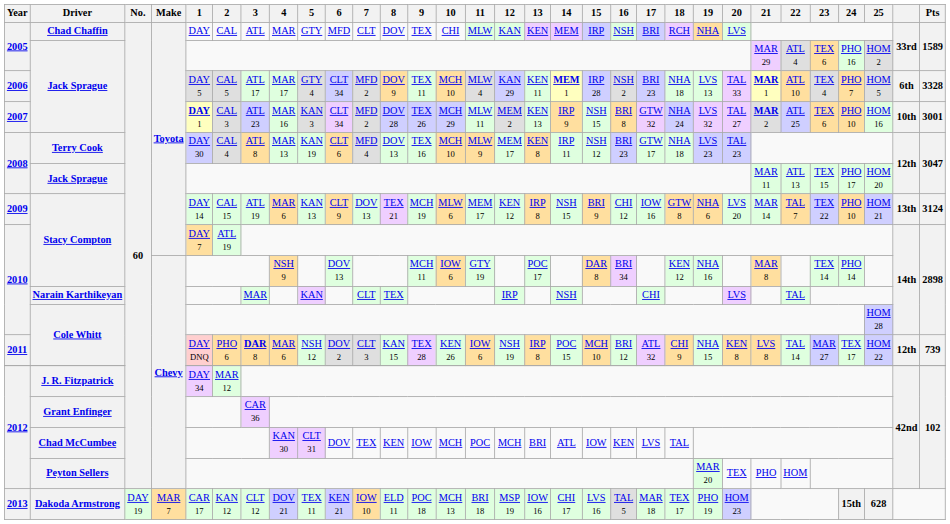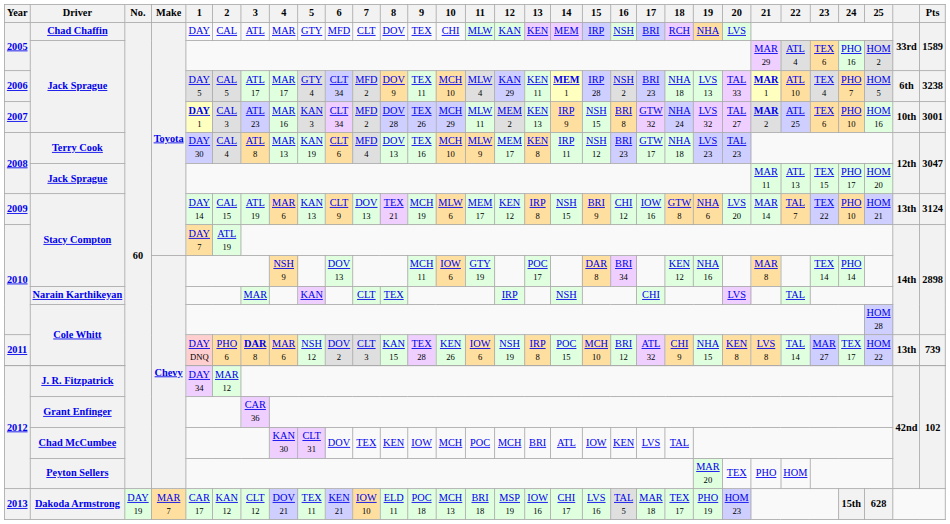(933, 86) 3328 -> (933, 86) 3238
(906, 350) 12th -> (906, 350) 13th
